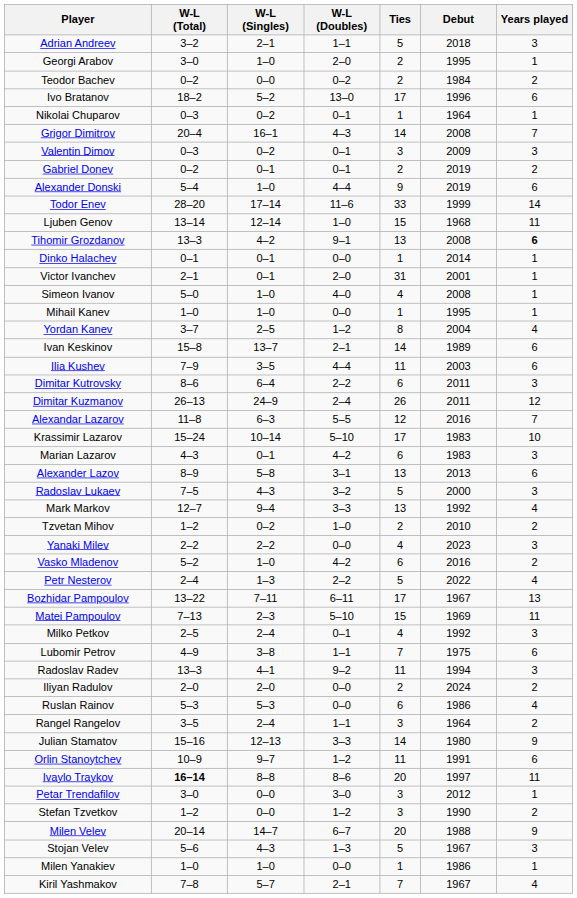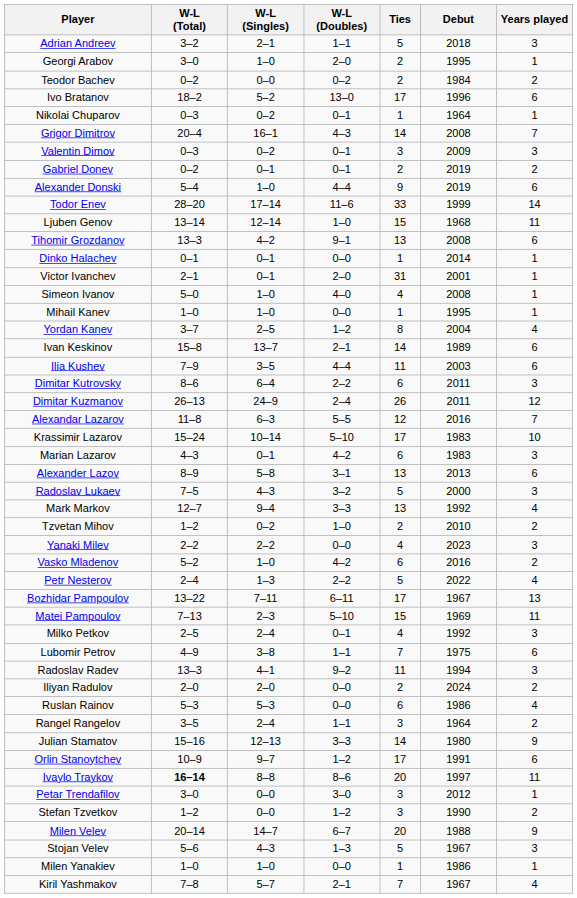(535, 240) bold -> (535, 240) normal
(400, 758) 11 -> (400, 758) 17
